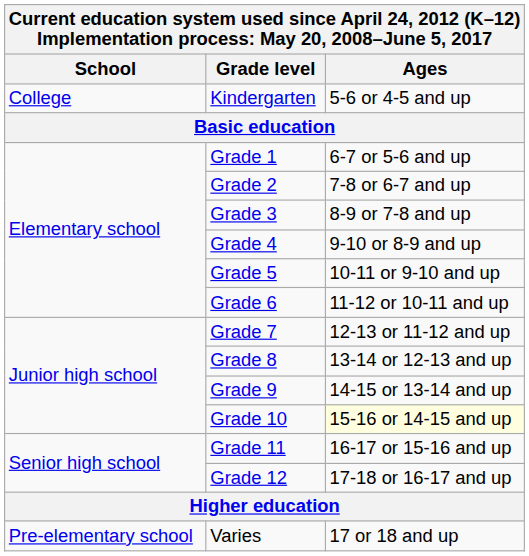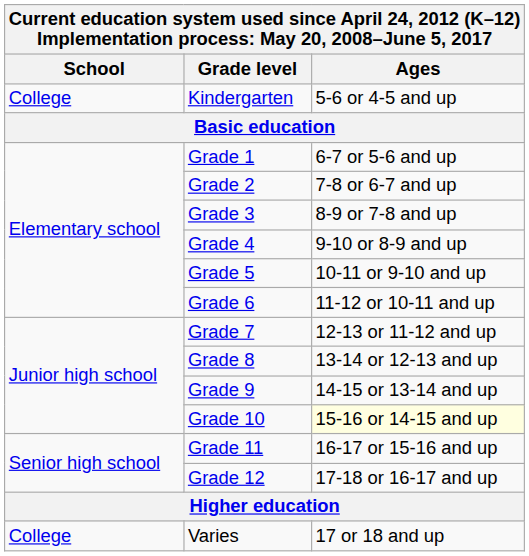(101, 535) Pre-elementary school -> (40, 535) College
